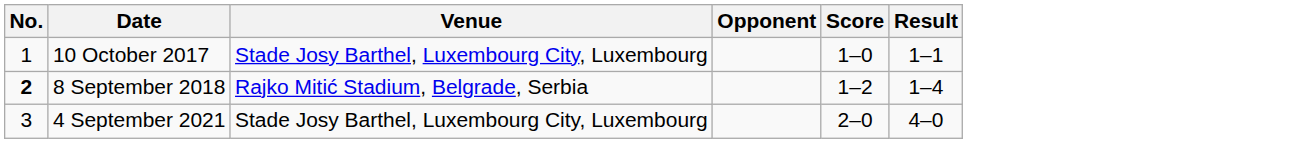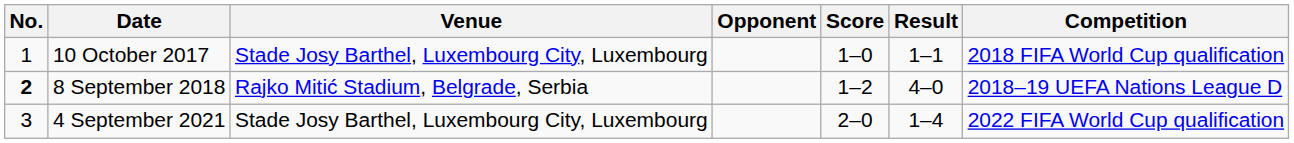+ column: (1126, 21)
(926, 87) 1–4 -> (926, 87) 4–0
(926, 120) 4–0 -> (926, 120) 1–4
